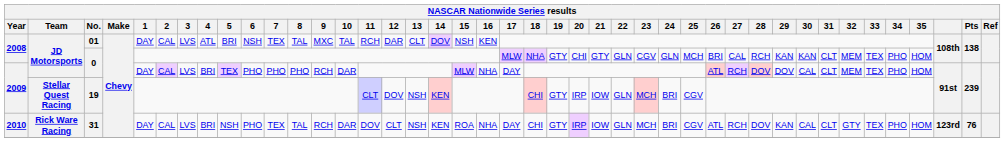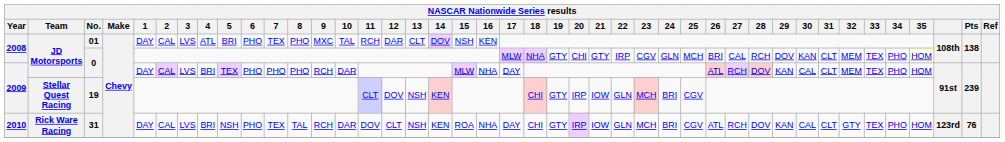(253, 41) NSH -> (253, 41) PHO
(300, 41) TAL -> (300, 41) PHO
(623, 56) GLN -> (623, 56) IRP
(784, 56) KAN -> (784, 56) DOV
(922, 56) no background -> (922, 56) lightyellow background
(784, 70) DOV -> (784, 70) KAN
